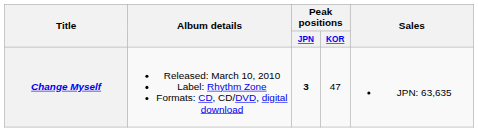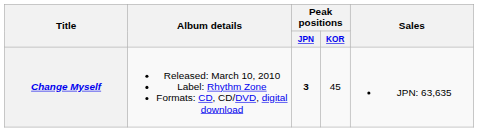(335, 87) 47 -> (335, 87) 45
